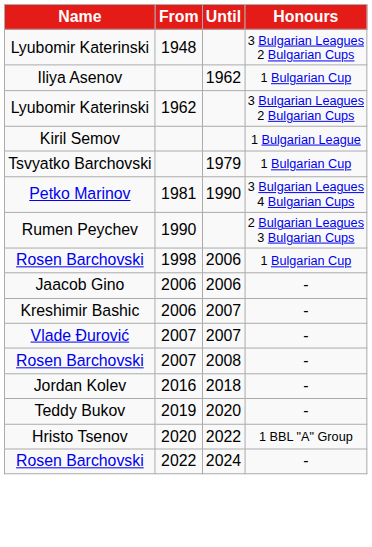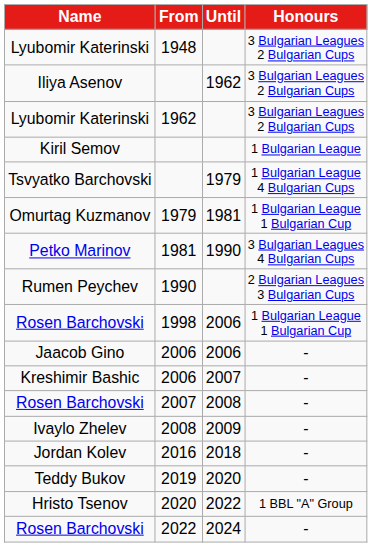(306, 78) 1 Bulgarian Cup -> (306, 83) 3 Bulgarian Leagues 2 Bulgarian Cups
(306, 164) 1 Bulgarian Cup -> (306, 180) 1 Bulgarian League 4 Bulgarian Cups
+ row: (80, 215)
(306, 260) 1 Bulgarian Cup -> (306, 323) 1 Bulgarian League 1 Bulgarian Cup
- row: (80, 335)
+ row: (80, 428)
